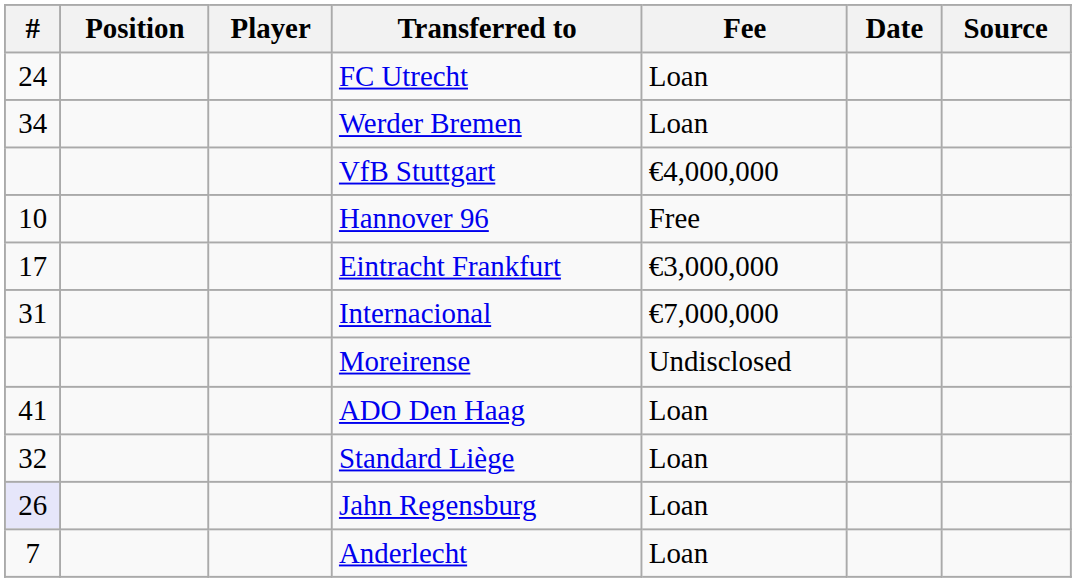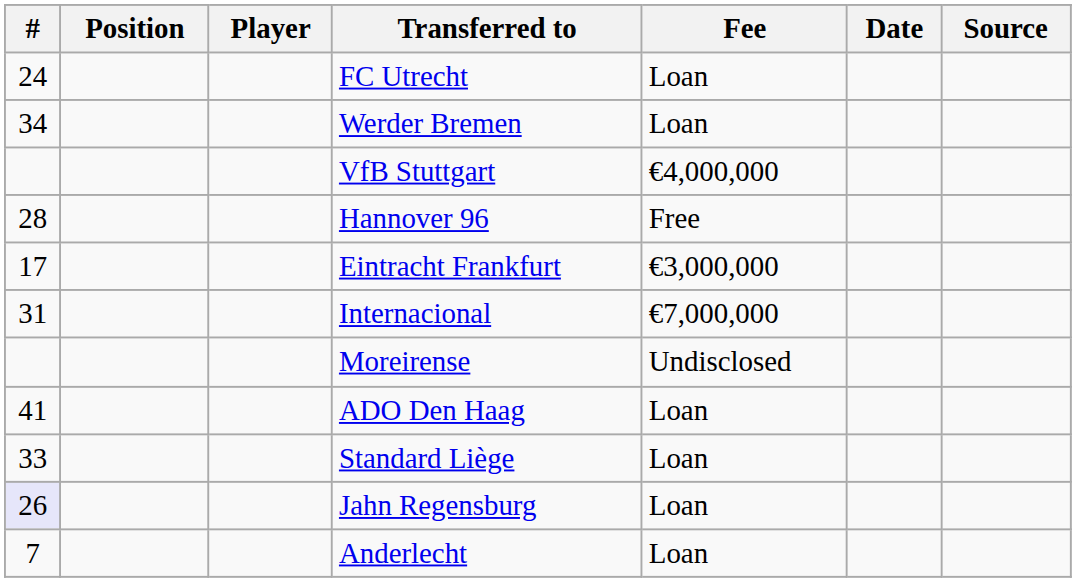(33, 218) 10 -> (33, 218) 28
(33, 457) 32 -> (33, 457) 33
